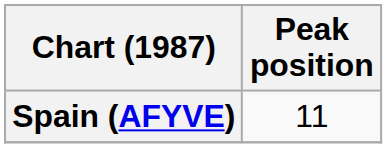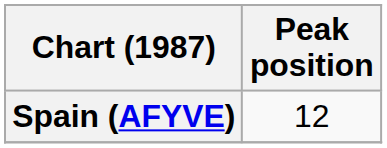(312, 116) 11 -> (312, 116) 12
